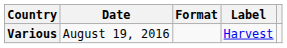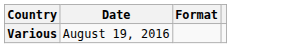- column: (249, 14)
